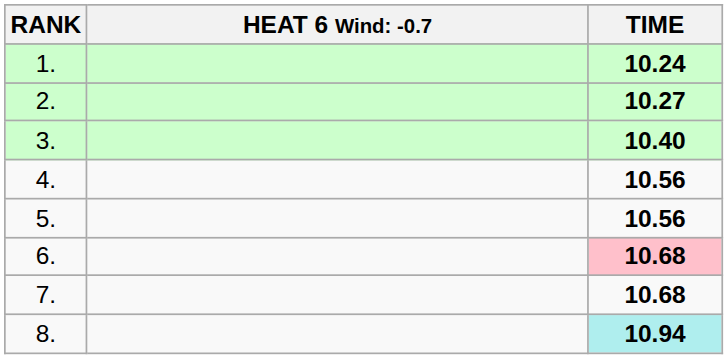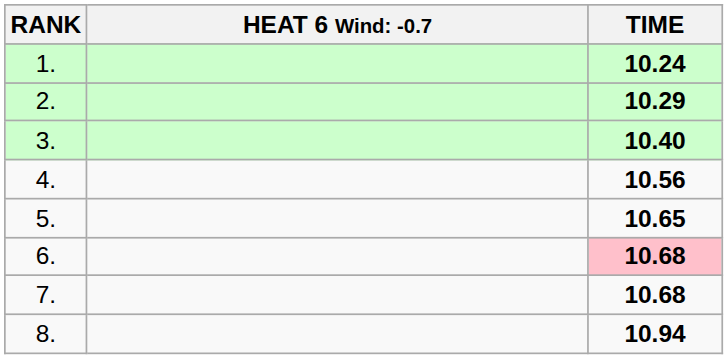(655, 102) 10.27 -> (655, 102) 10.29
(655, 218) 10.56 -> (655, 218) 10.65
(655, 334) paleturquoise background -> (655, 334) no background
